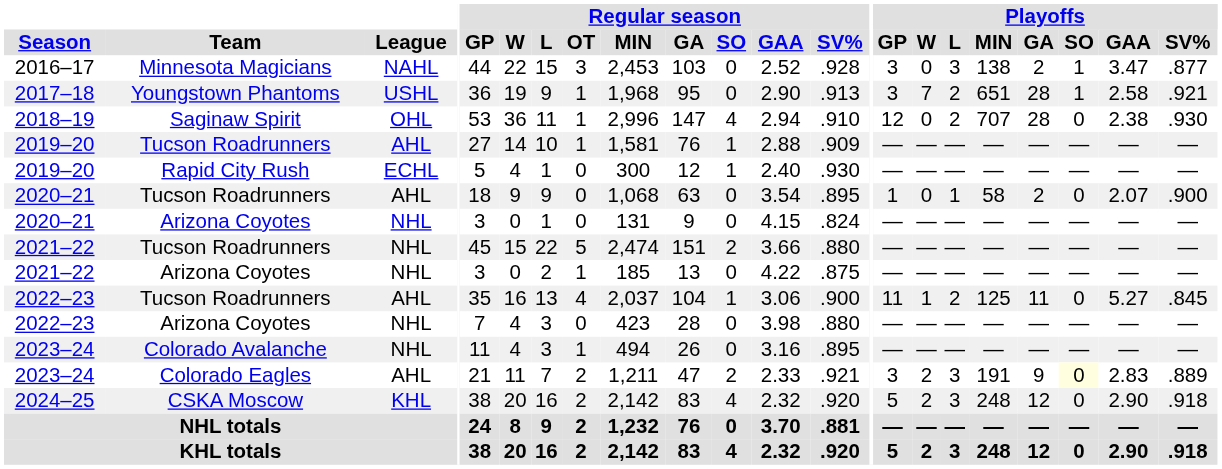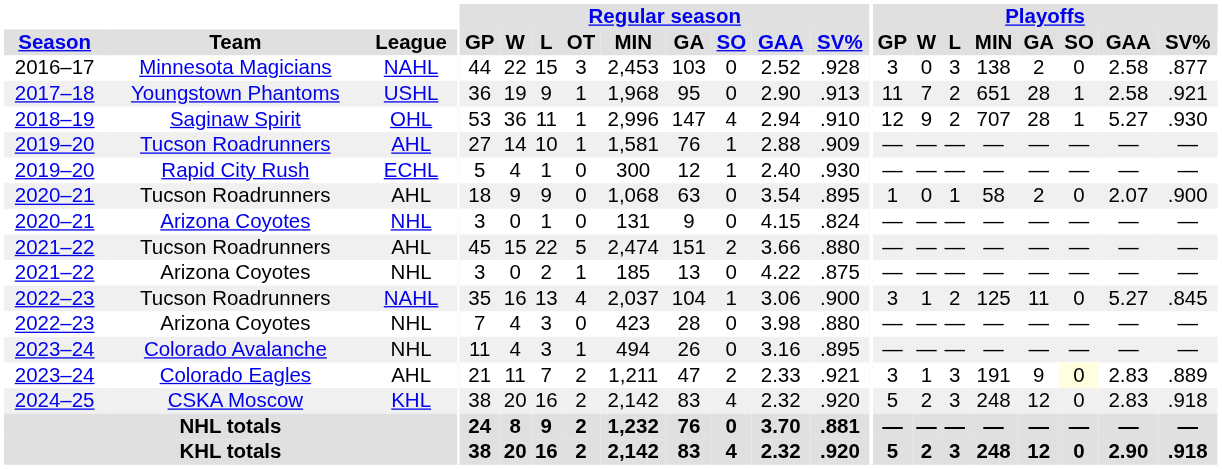(1079, 67) 1 -> (1079, 67) 0
(1128, 67) 3.47 -> (1128, 67) 2.58
(892, 93) 3 -> (892, 93) 11
(926, 119) 0 -> (926, 119) 9
(1079, 119) 0 -> (1079, 119) 1
(1128, 119) 2.38 -> (1128, 119) 5.27
(411, 247) NHL -> (411, 247) AHL
(411, 298) AHL -> (411, 298) NAHL
(892, 298) 11 -> (892, 298) 3
(926, 375) 2 -> (926, 375) 1
(1128, 400) 2.90 -> (1128, 400) 2.83
